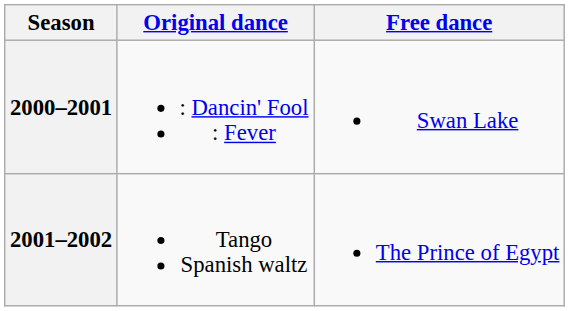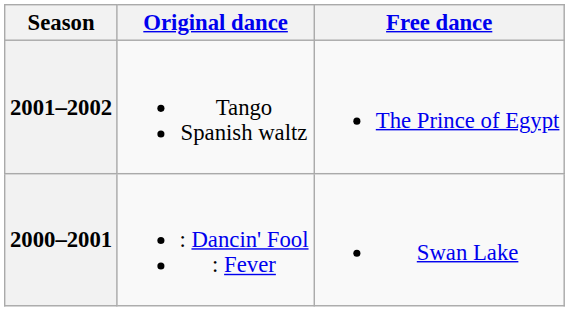rows swapped: (61, 239) <-> (61, 106)
